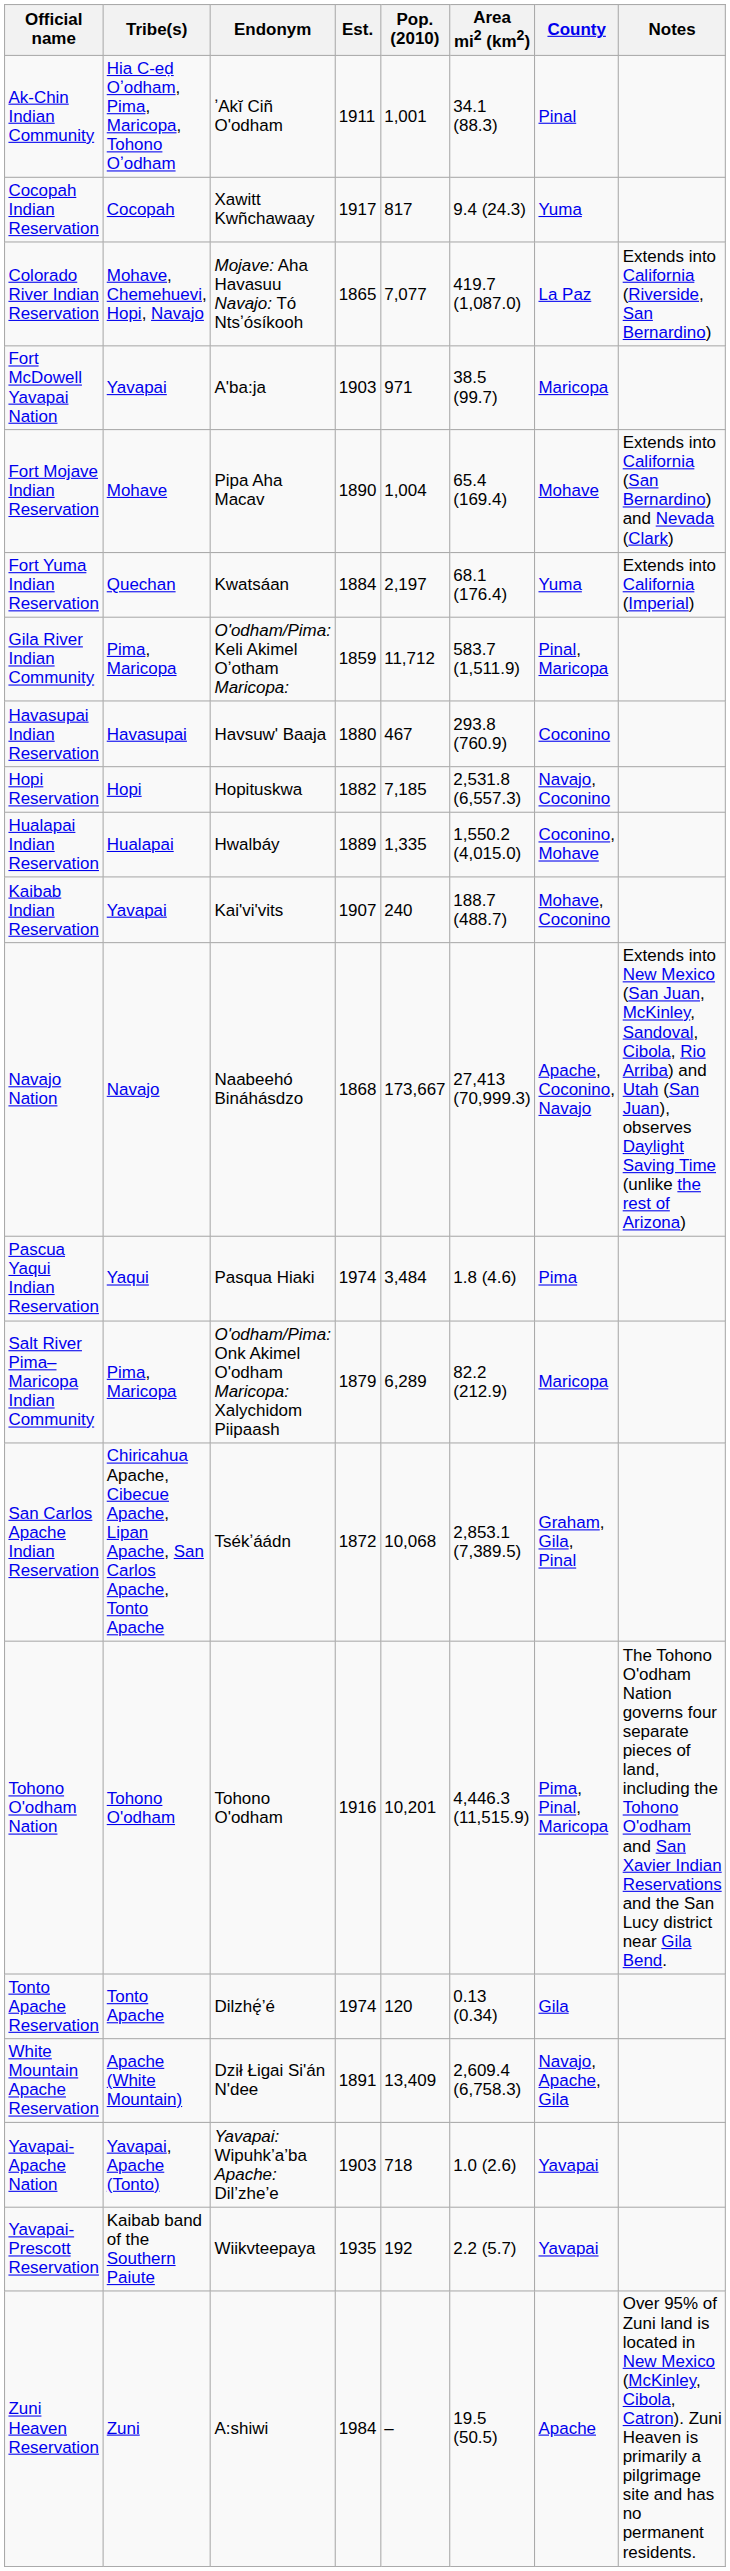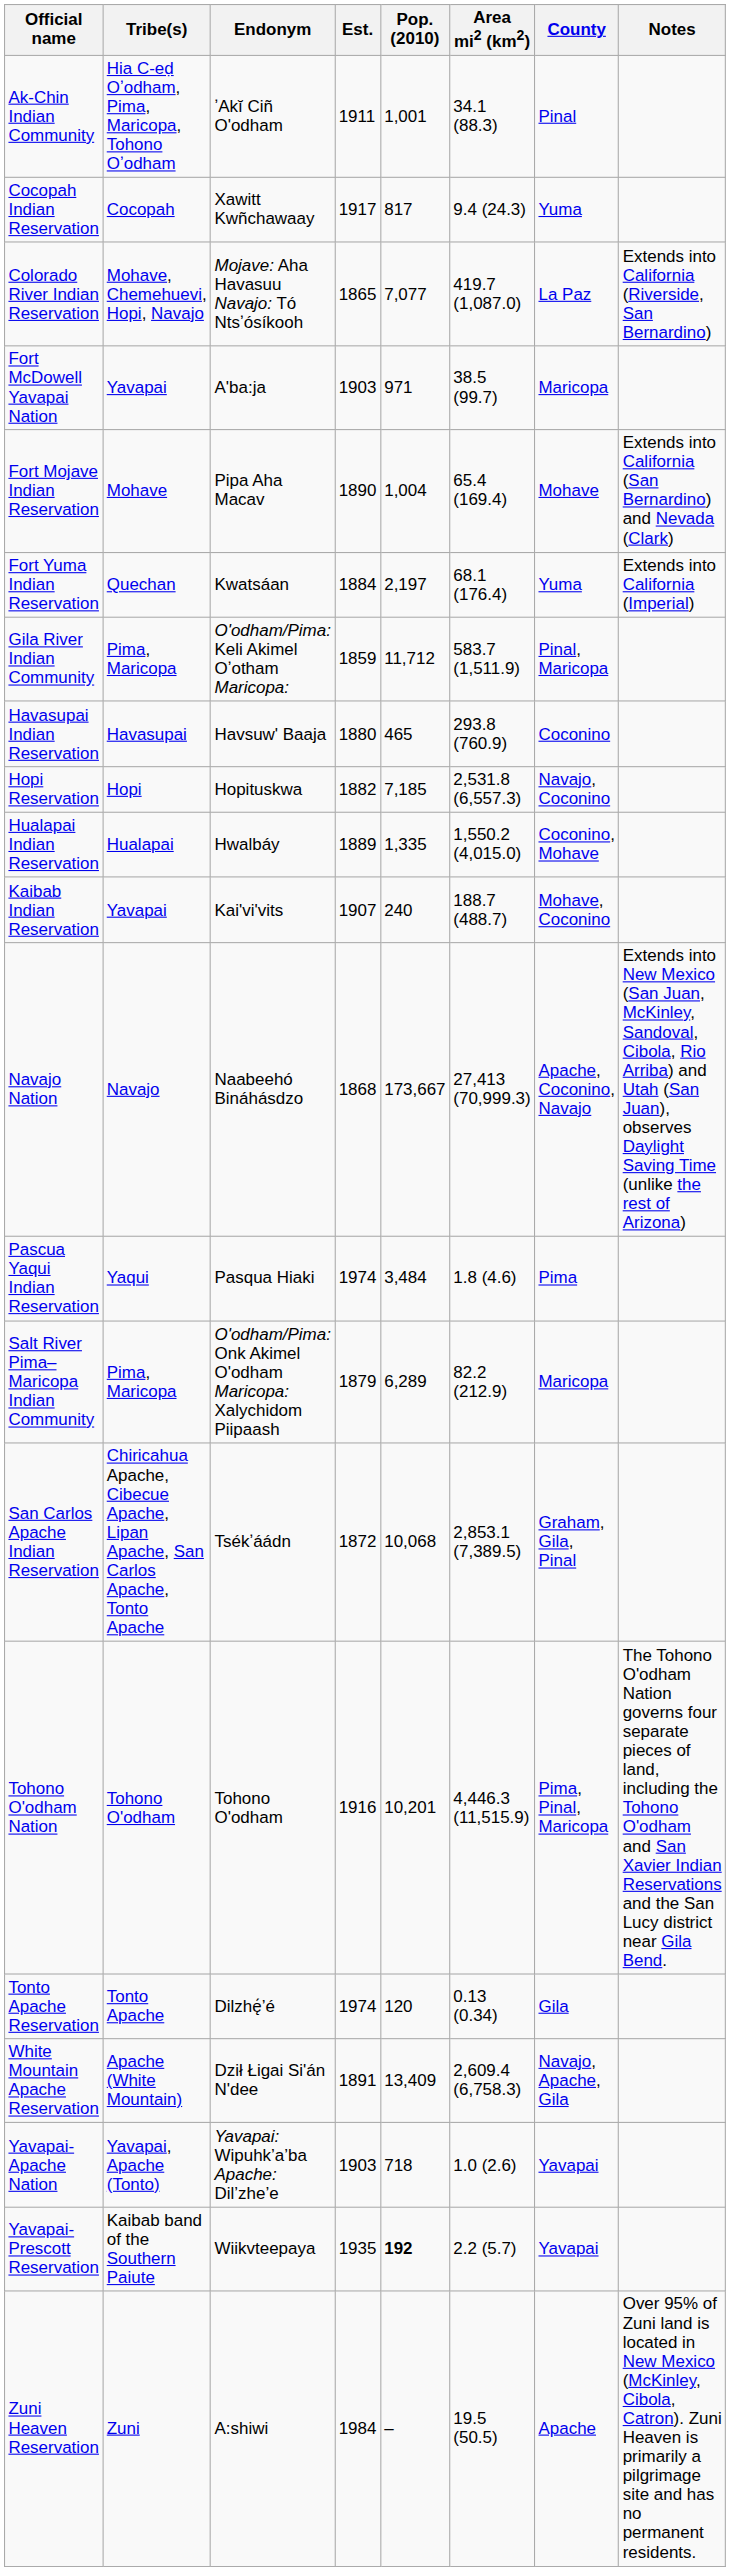(398, 733) 467 -> (398, 733) 465
(398, 2249) normal -> (398, 2249) bold
